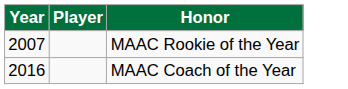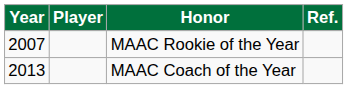+ column: (323, 17)
(27, 70) 2016 -> (27, 70) 2013
